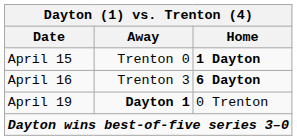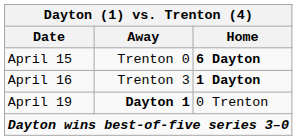(228, 59) 1 Dayton -> (228, 59) 6 Dayton
(228, 81) 6 Dayton -> (228, 81) 1 Dayton
